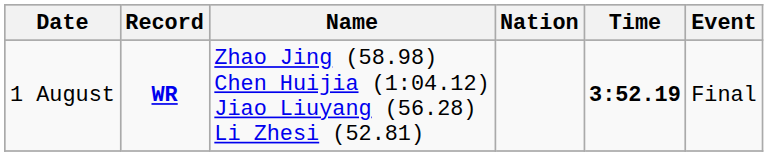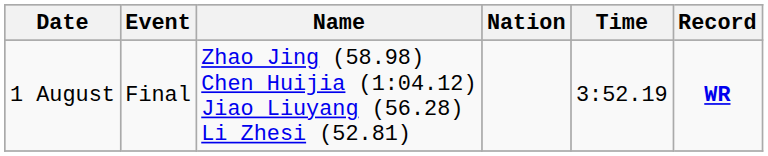columns swapped: (724, 23) <-> (165, 23)
(635, 96) bold -> (622, 96) normal
